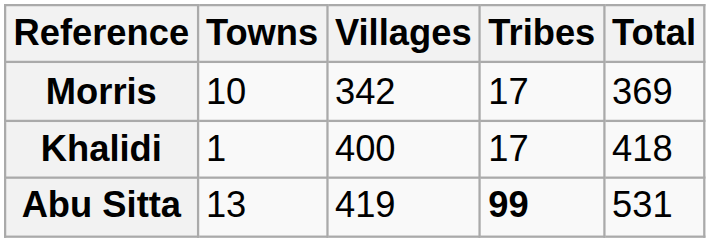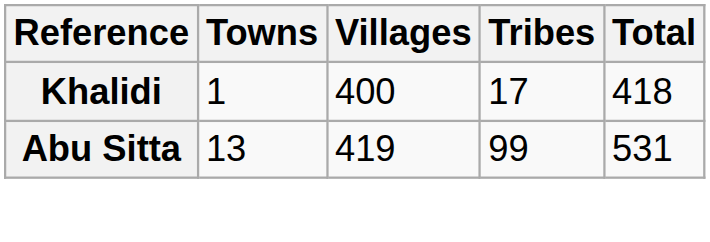- row: (101, 90)
(509, 206) bold -> (509, 148) normal
